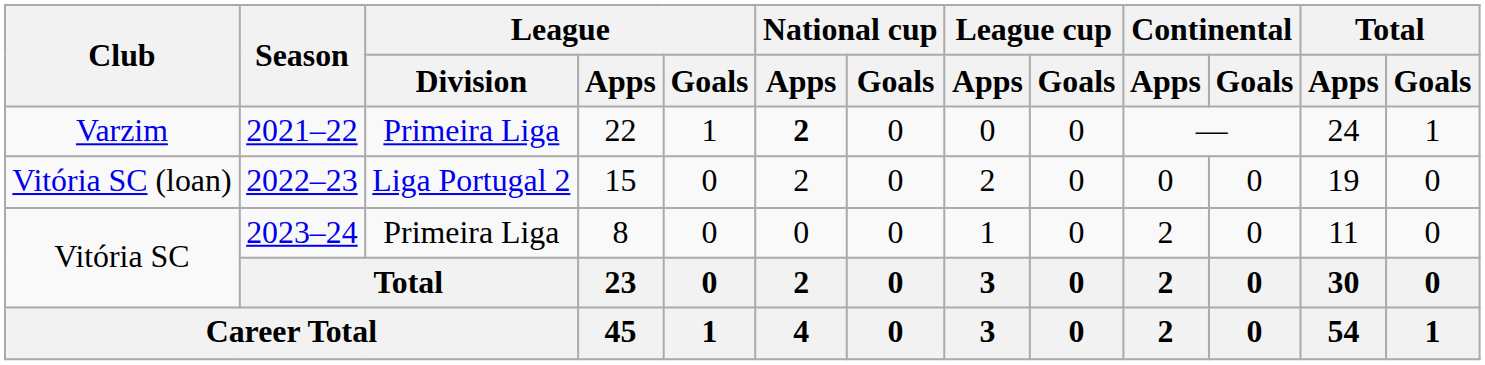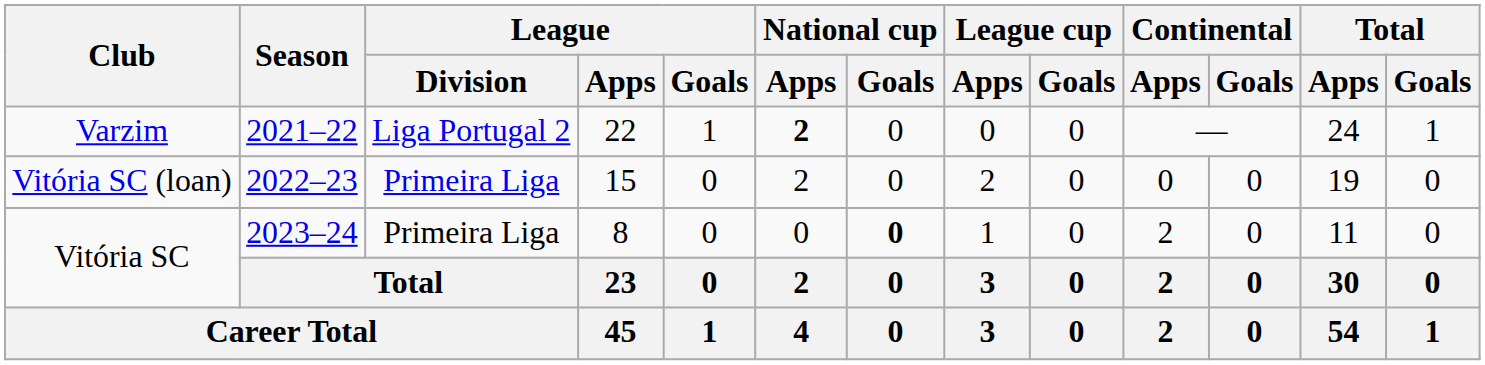(471, 130) Primeira Liga -> (471, 130) Liga Portugal 2
(471, 181) Liga Portugal 2 -> (471, 181) Primeira Liga
(896, 231) normal -> (896, 231) bold
